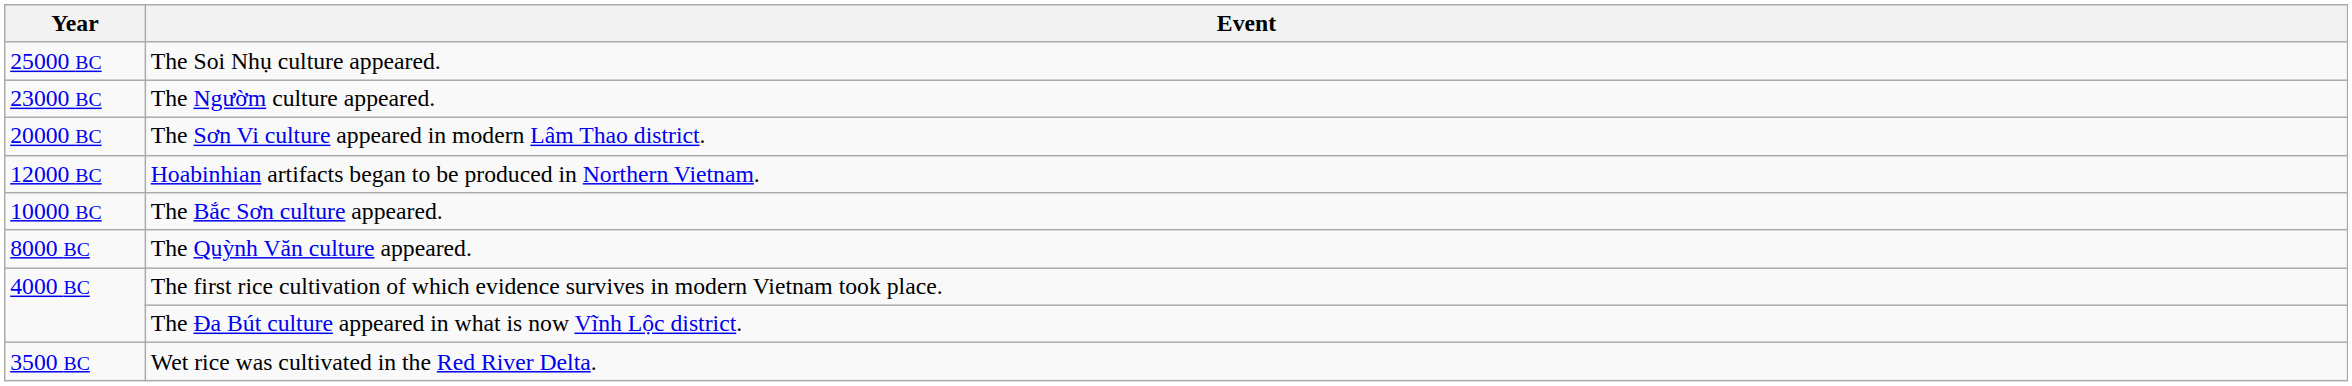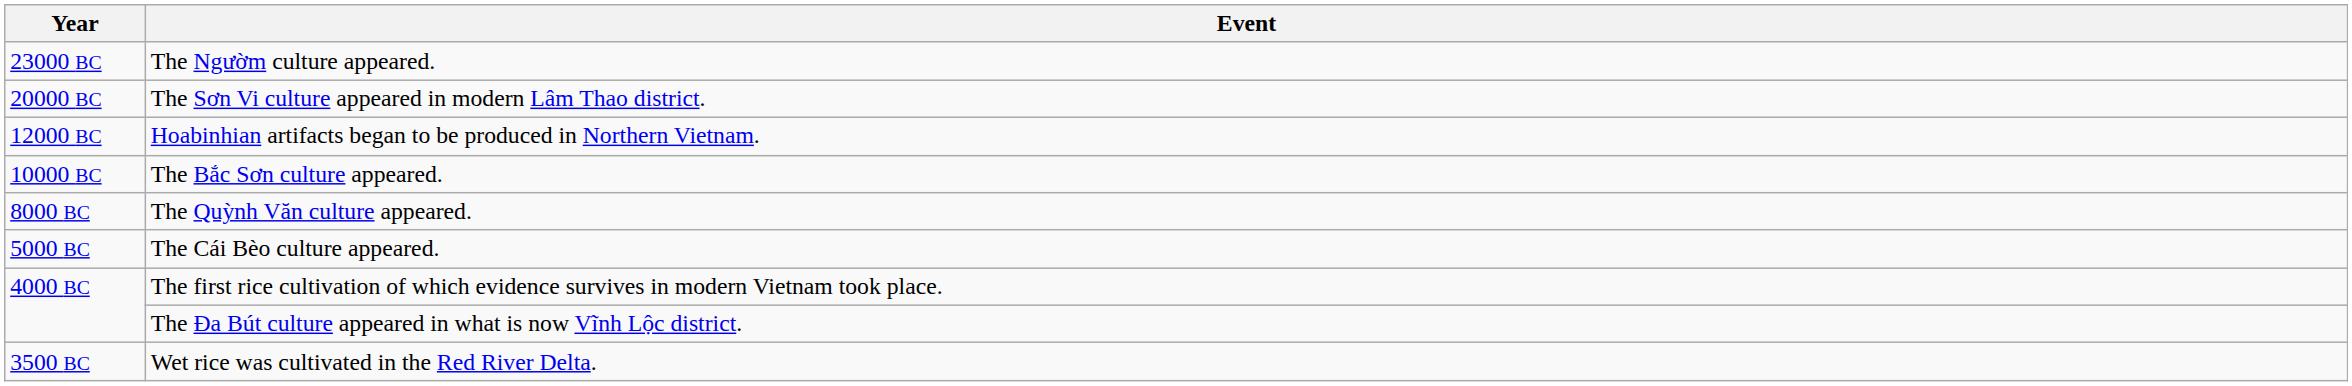- row: (296, 60)
+ row: (295, 248)
